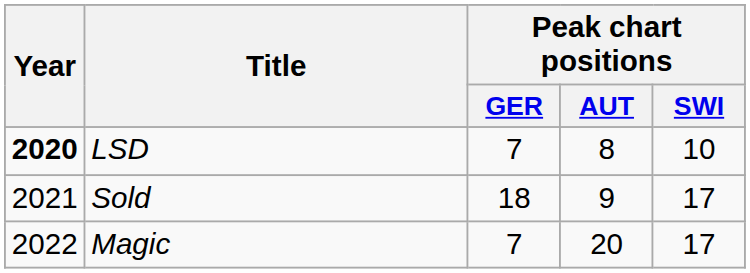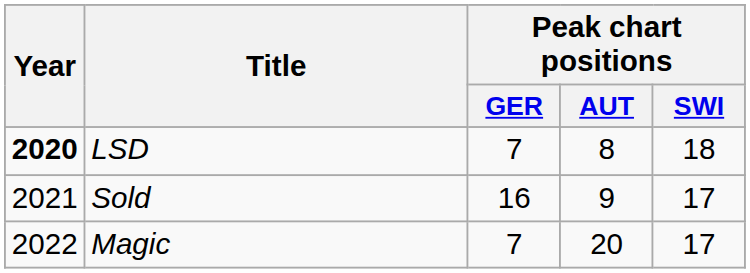(699, 150) 10 -> (699, 150) 18
(514, 197) 18 -> (514, 197) 16
